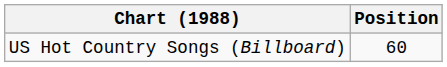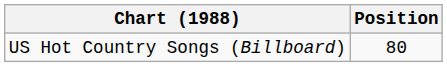(396, 48) 60 -> (396, 48) 80
